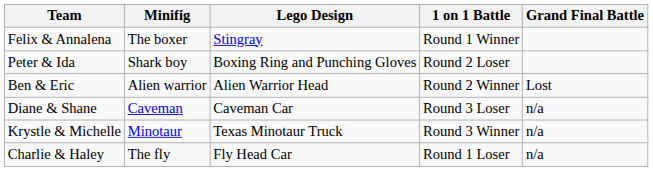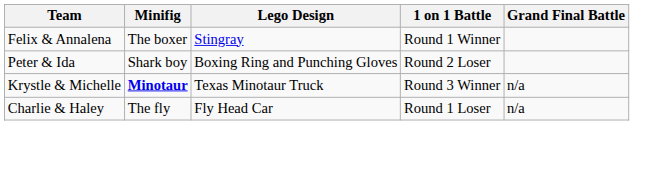- row: (41, 85)
- row: (52, 108)
(155, 131) normal -> (158, 85) bold
